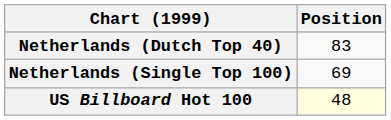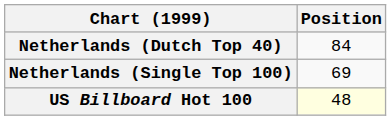(341, 46) 83 -> (341, 46) 84
